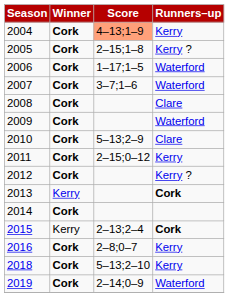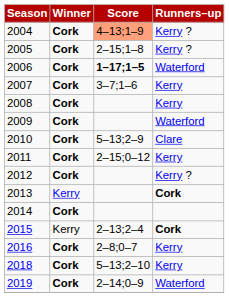(169, 31) Kerry -> (174, 31) Kerry ?
(120, 67) normal -> (120, 67) bold
(180, 85) Waterford -> (169, 85) Kerry
(169, 103) Clare -> (169, 103) Kerry
